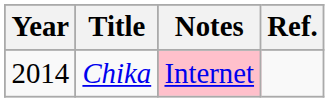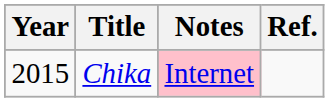(40, 73) 2014 -> (40, 73) 2015
